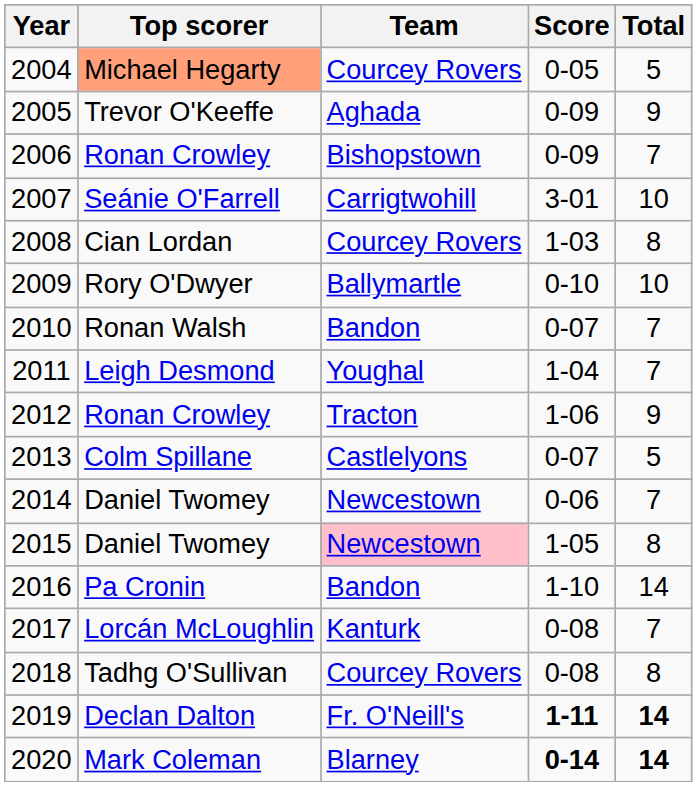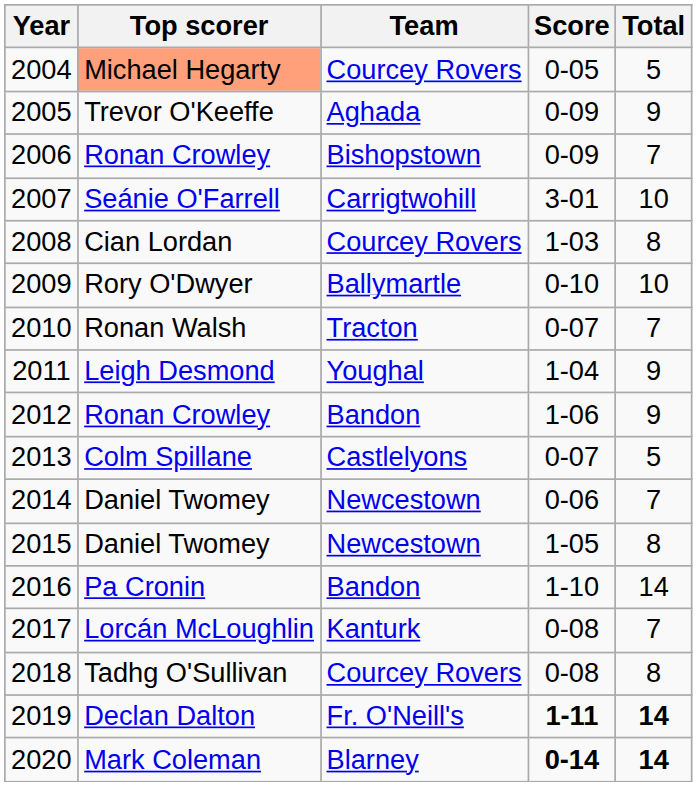(373, 328) Bandon -> (372, 328) Tracton
(654, 371) 7 -> (654, 371) 9
(372, 414) Tracton -> (373, 414) Bandon
(404, 543) pink background -> (404, 543) no background
